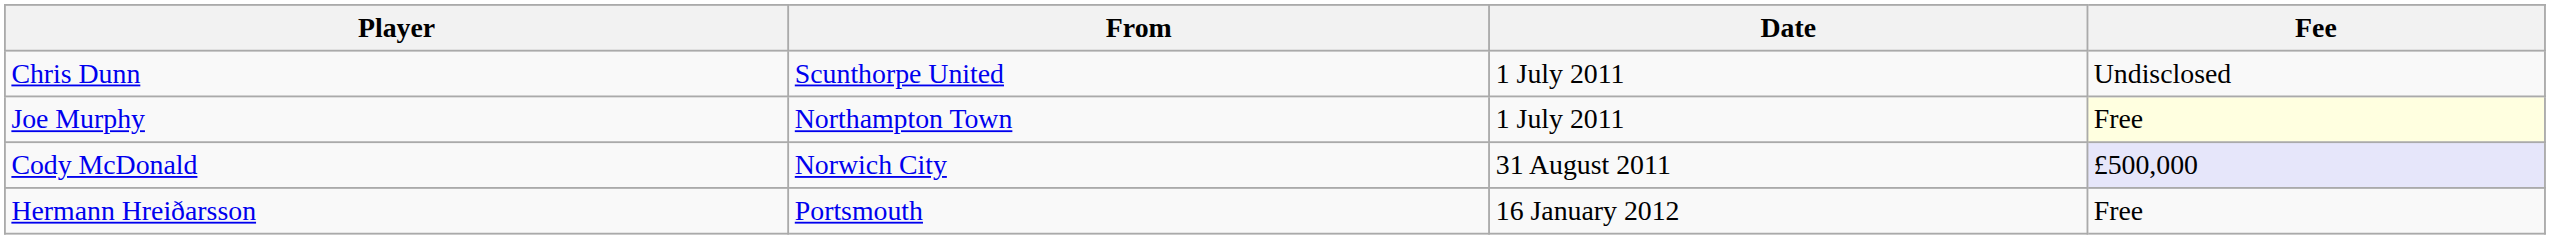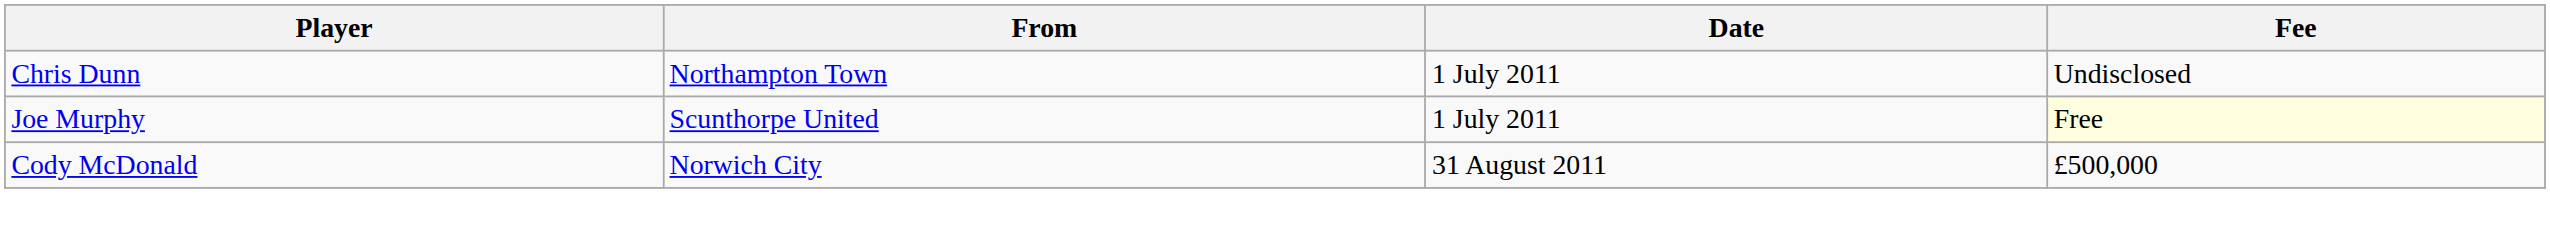(899, 73) Scunthorpe United -> (778, 73) Northampton Town
(904, 119) Northampton Town -> (774, 119) Scunthorpe United
(2146, 165) lavender background -> (2106, 165) no background
- row: (134, 211)
